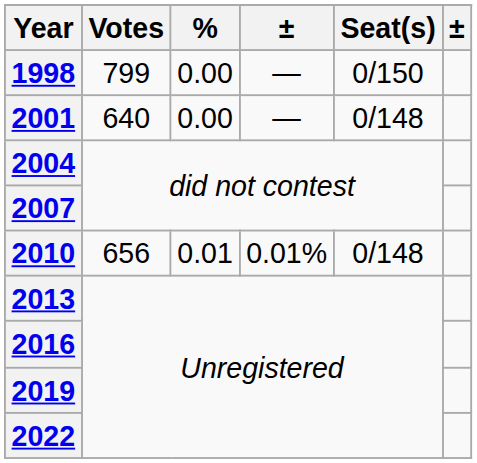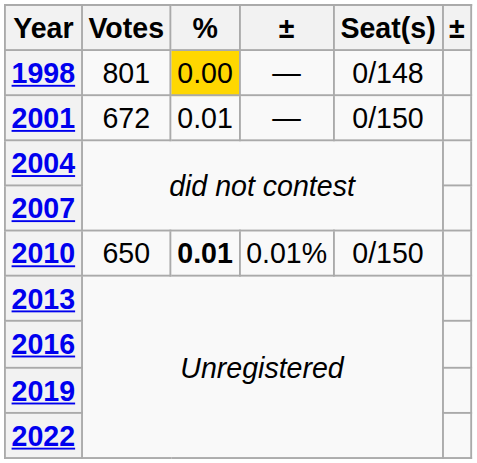(126, 73) 799 -> (126, 73) 801
(205, 73) no background -> (205, 73) gold background
(388, 73) 0/150 -> (388, 73) 0/148
(126, 118) 640 -> (126, 118) 672
(205, 118) 0.00 -> (205, 118) 0.01
(388, 118) 0/148 -> (388, 118) 0/150
(126, 254) 656 -> (126, 254) 650
(205, 254) normal -> (205, 254) bold
(388, 254) 0/148 -> (388, 254) 0/150
